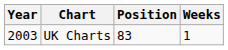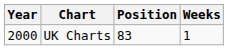(22, 35) 2003 -> (22, 35) 2000
